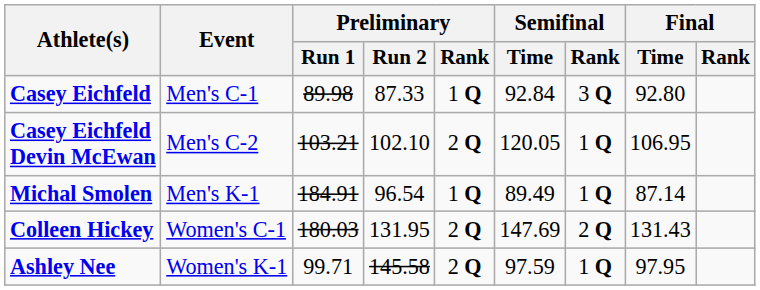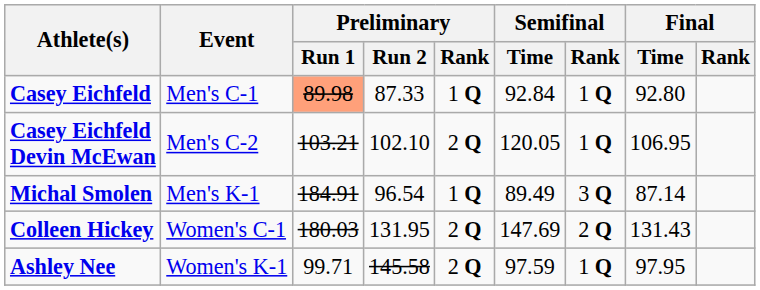(328, 94) no background -> (328, 94) lightsalmon background
(595, 94) 3 Q -> (595, 94) 1 Q
(595, 193) 1 Q -> (595, 193) 3 Q
